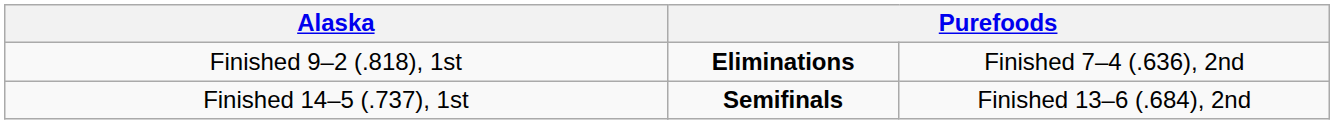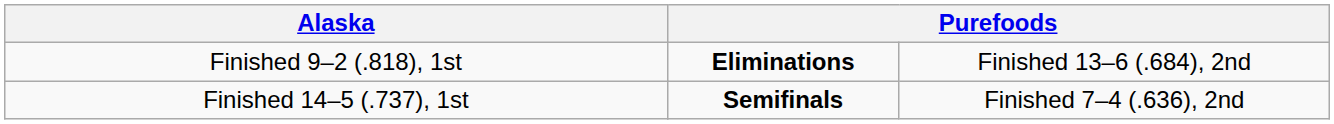(1114, 61) Finished 7–4 (.636), 2nd -> (1114, 61) Finished 13–6 (.684), 2nd
(1114, 99) Finished 13–6 (.684), 2nd -> (1114, 99) Finished 7–4 (.636), 2nd
